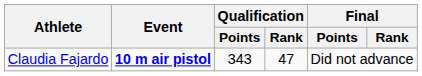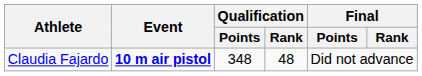(240, 60) 343 -> (240, 60) 348
(286, 60) 47 -> (286, 60) 48
